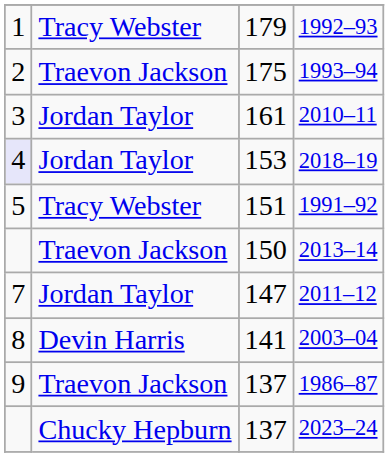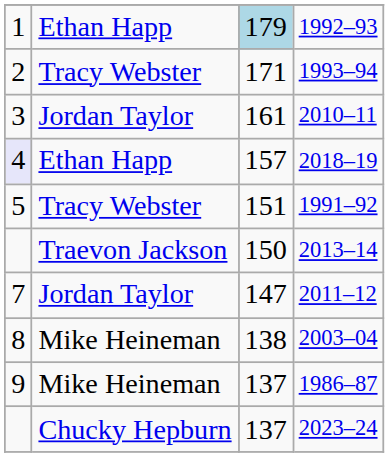(120, 26) Tracy Webster -> (105, 26) Ethan Happ
(266, 26) no background -> (266, 26) lightblue background
(133, 71) Traevon Jackson -> (120, 71) Tracy Webster
(266, 71) 175 -> (266, 71) 171
(116, 160) Jordan Taylor -> (105, 160) Ethan Happ
(266, 160) 153 -> (266, 160) 157
(112, 339) Devin Harris -> (130, 339) Mike Heineman
(266, 339) 141 -> (266, 339) 138
(133, 384) Traevon Jackson -> (130, 384) Mike Heineman
